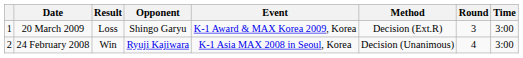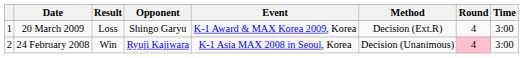(474, 28) 3 -> (474, 28) 4
(474, 45) no background -> (474, 45) pink background
